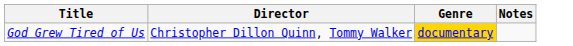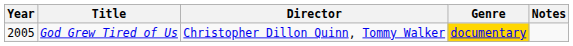+ column: (21, 14)
